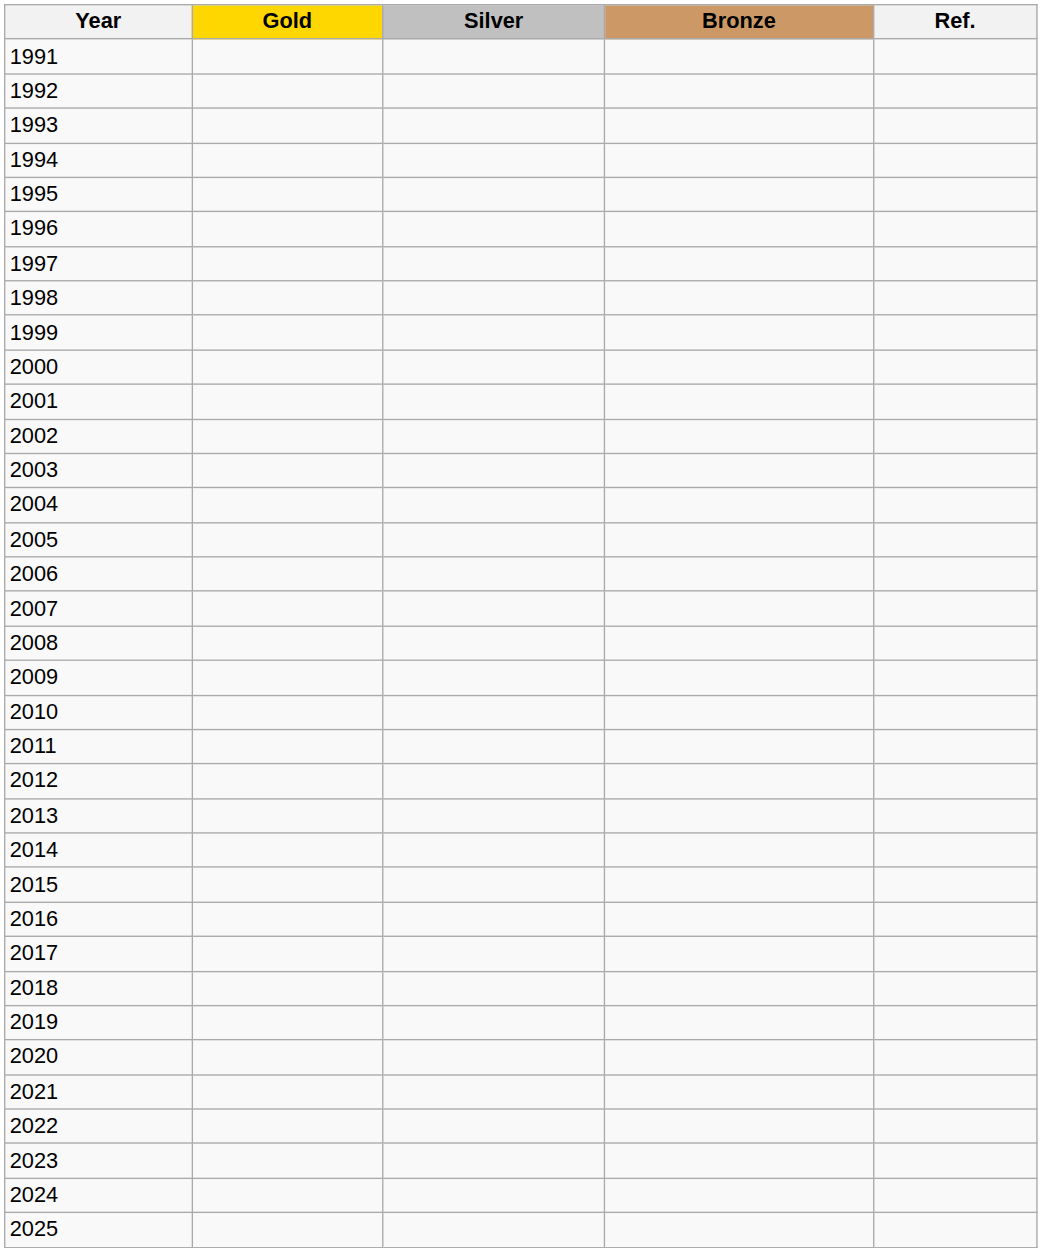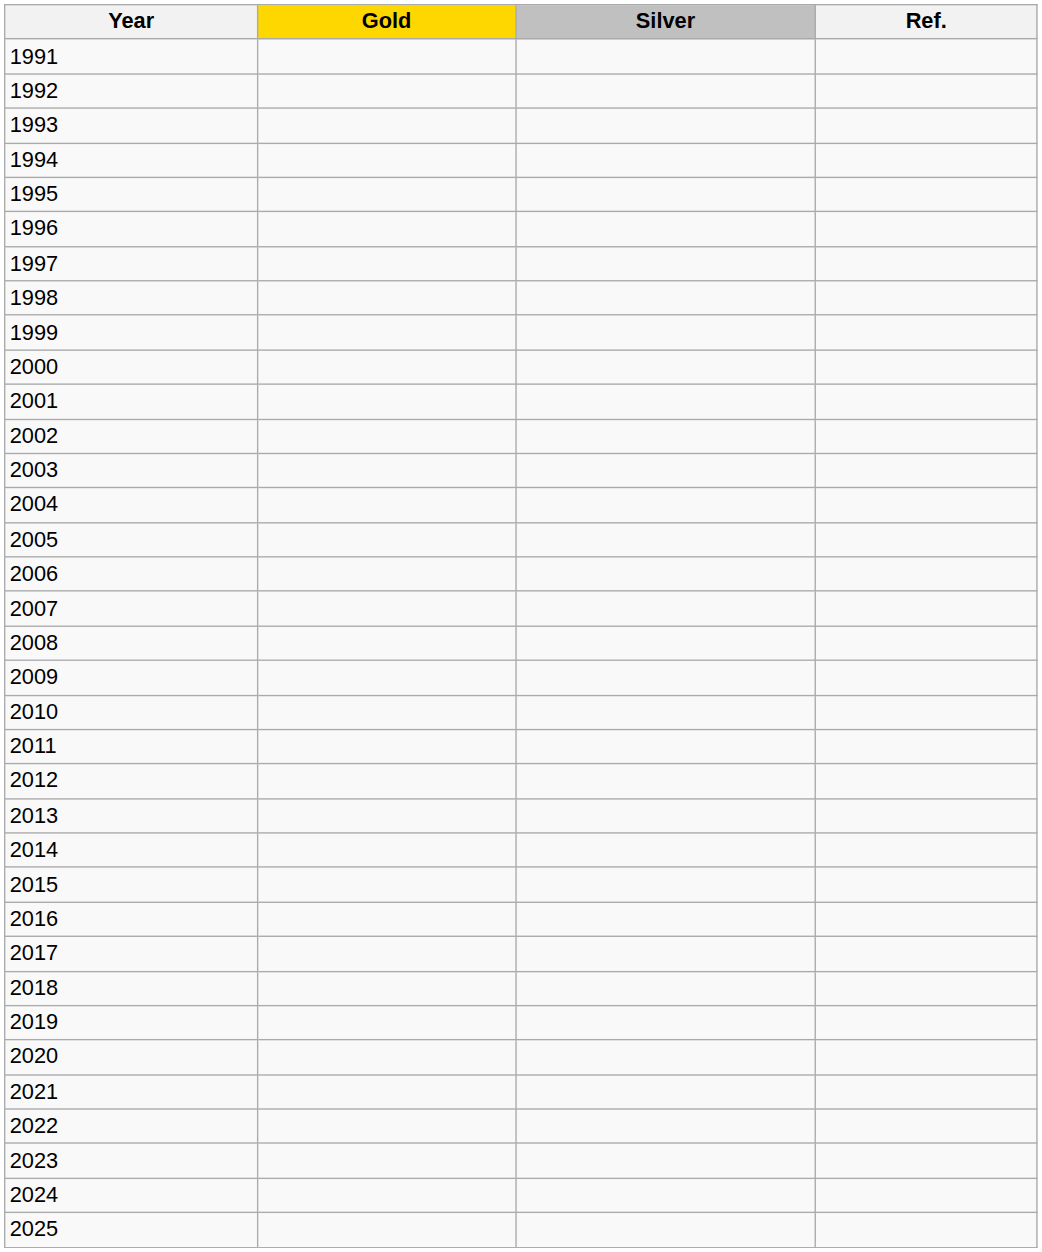- column: (739, 21)
